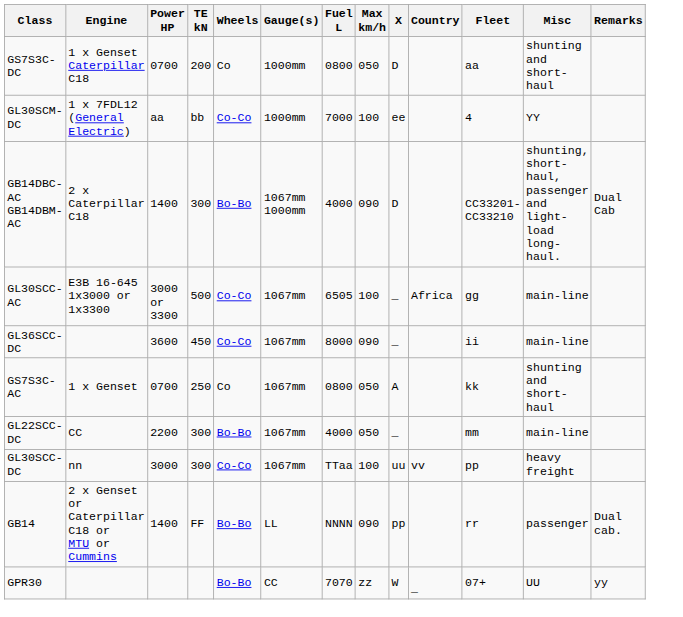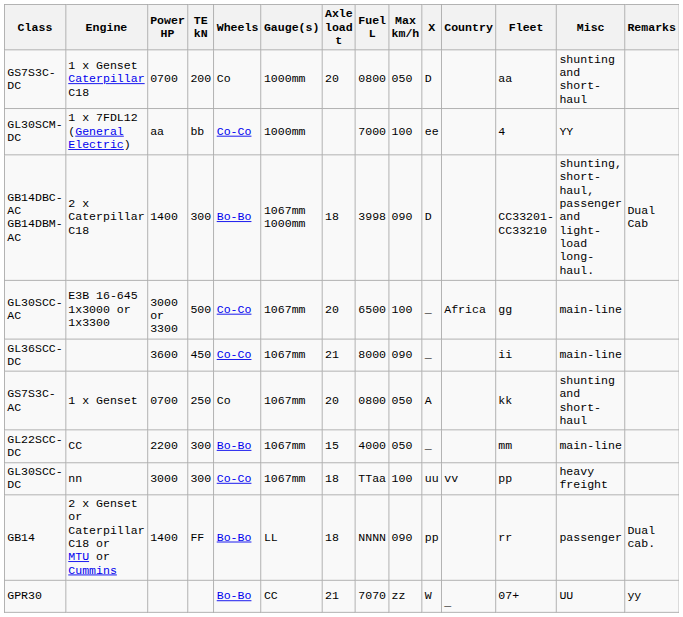+ column: (339, 27)
(339, 204) 4000 -> (372, 217) 3998
(339, 296) 6505 -> (372, 310) 6500
